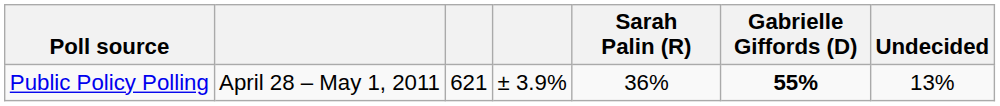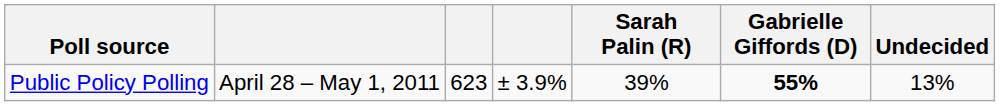(469, 82) 621 -> (469, 82) 623
(646, 82) 36% -> (646, 82) 39%
